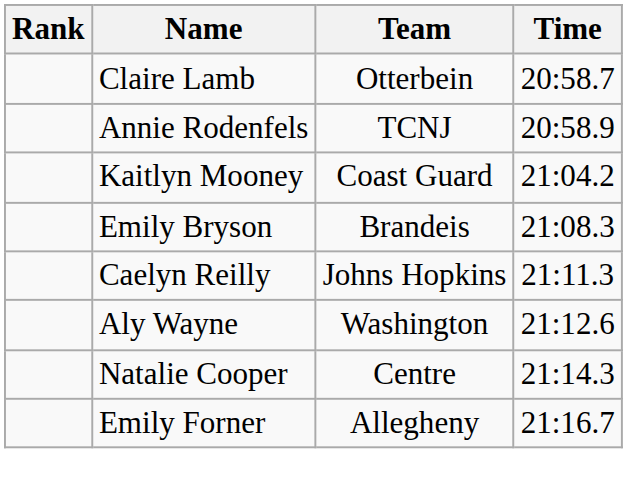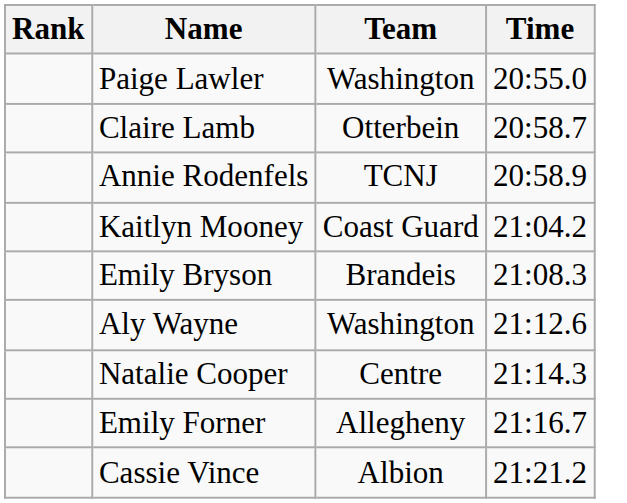+ row: (181, 78)
- row: (185, 275)
+ row: (179, 472)
